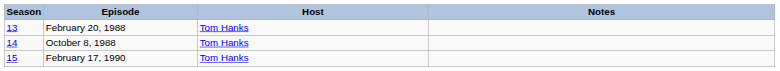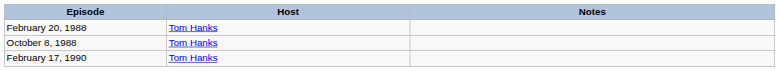- column: (24, 12)
